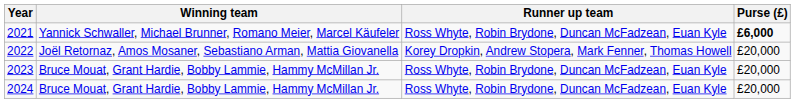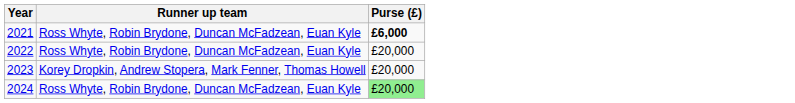- column: (219, 13)
(568, 51) Korey Dropkin, Andrew Stopera, Mark Fenner, Thomas Howell -> (200, 51) Ross Whyte, Robin Brydone, Duncan McFadzean, Euan Kyle
(566, 70) Ross Whyte, Robin Brydone, Duncan McFadzean, Euan Kyle -> (202, 70) Korey Dropkin, Andrew Stopera, Mark Fenner, Thomas Howell
(758, 88) no background -> (393, 88) lightgreen background
